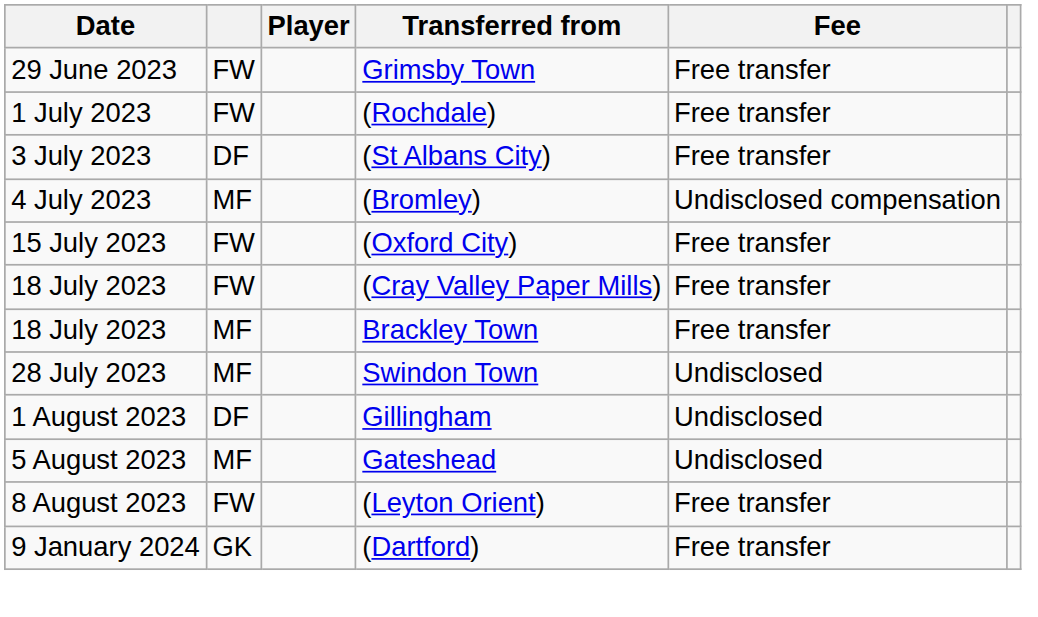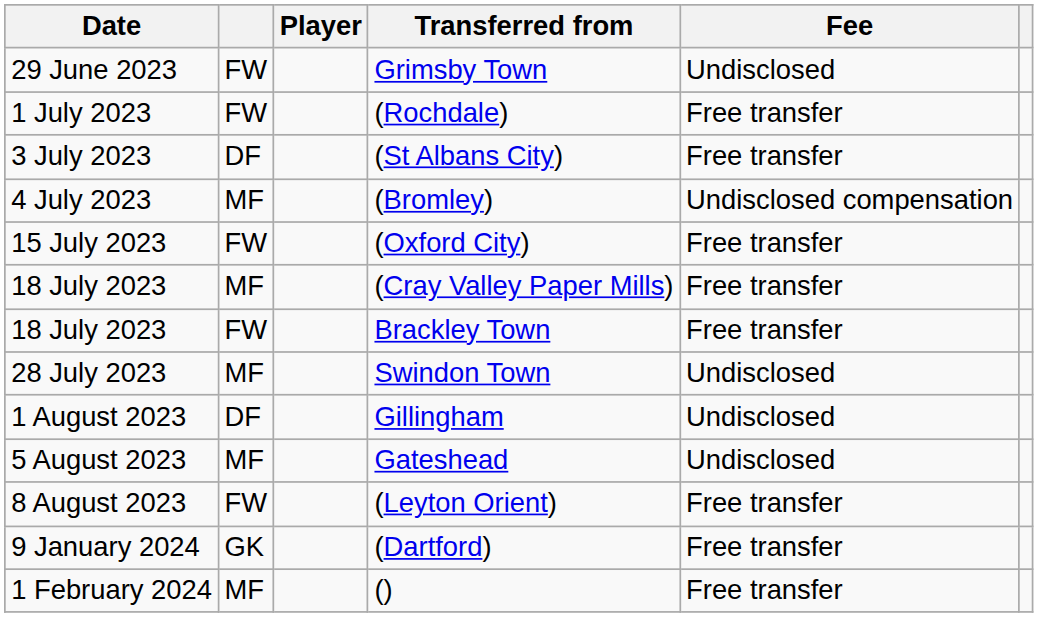(752, 69) Free transfer -> (761, 69) Undisclosed
(234, 286) FW -> (244, 286) MF
(232, 329) MF -> (246, 329) FW
+ row: (384, 590)
